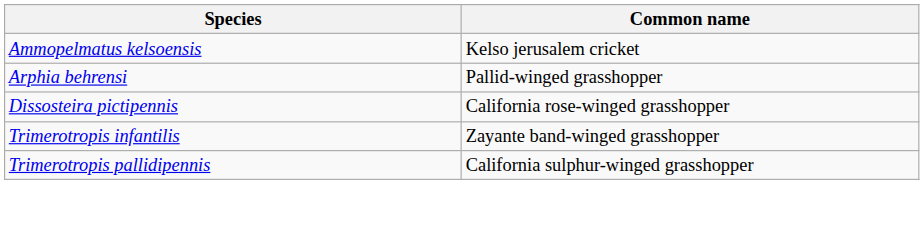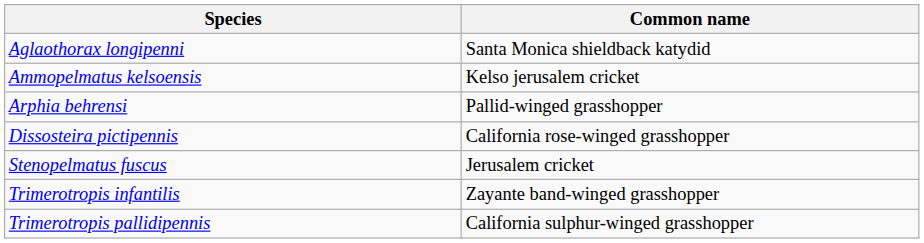+ row: (96, 48)
+ row: (88, 164)
